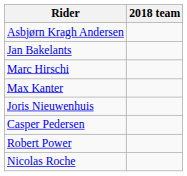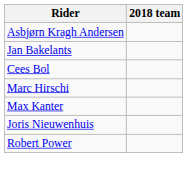+ row: (28, 69)
- row: (46, 124)
- row: (41, 161)
